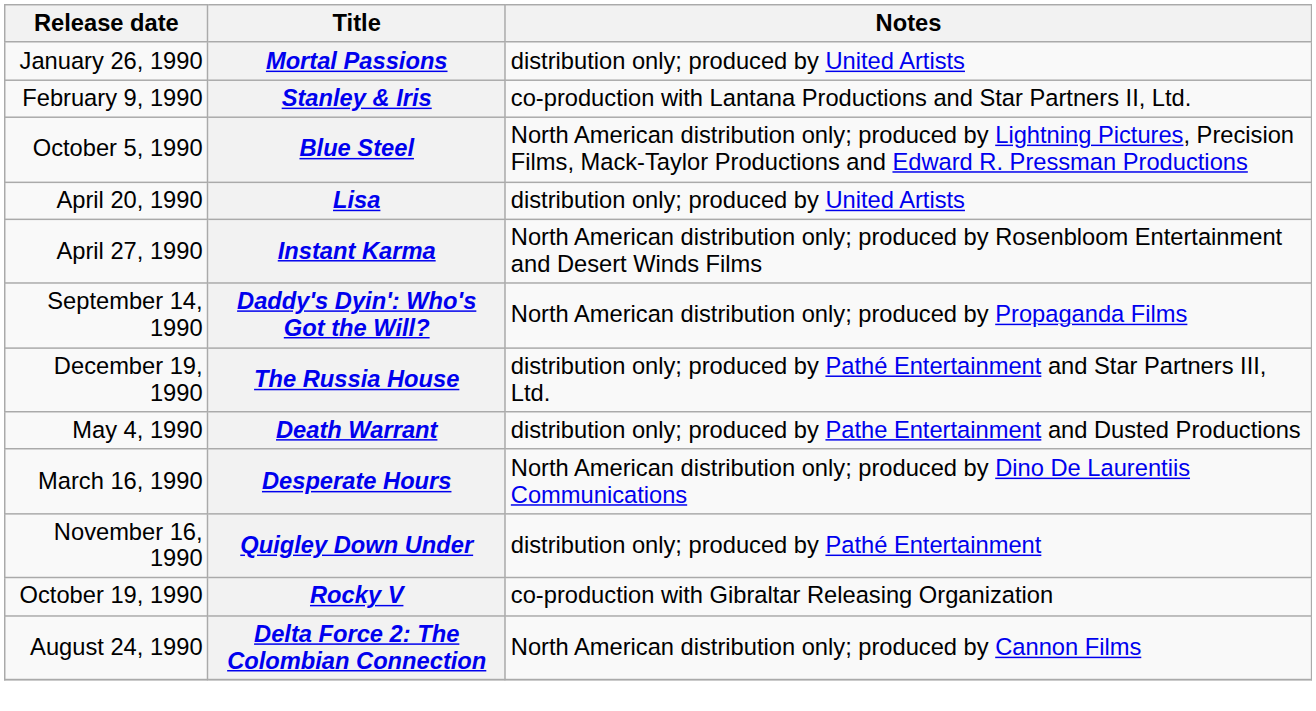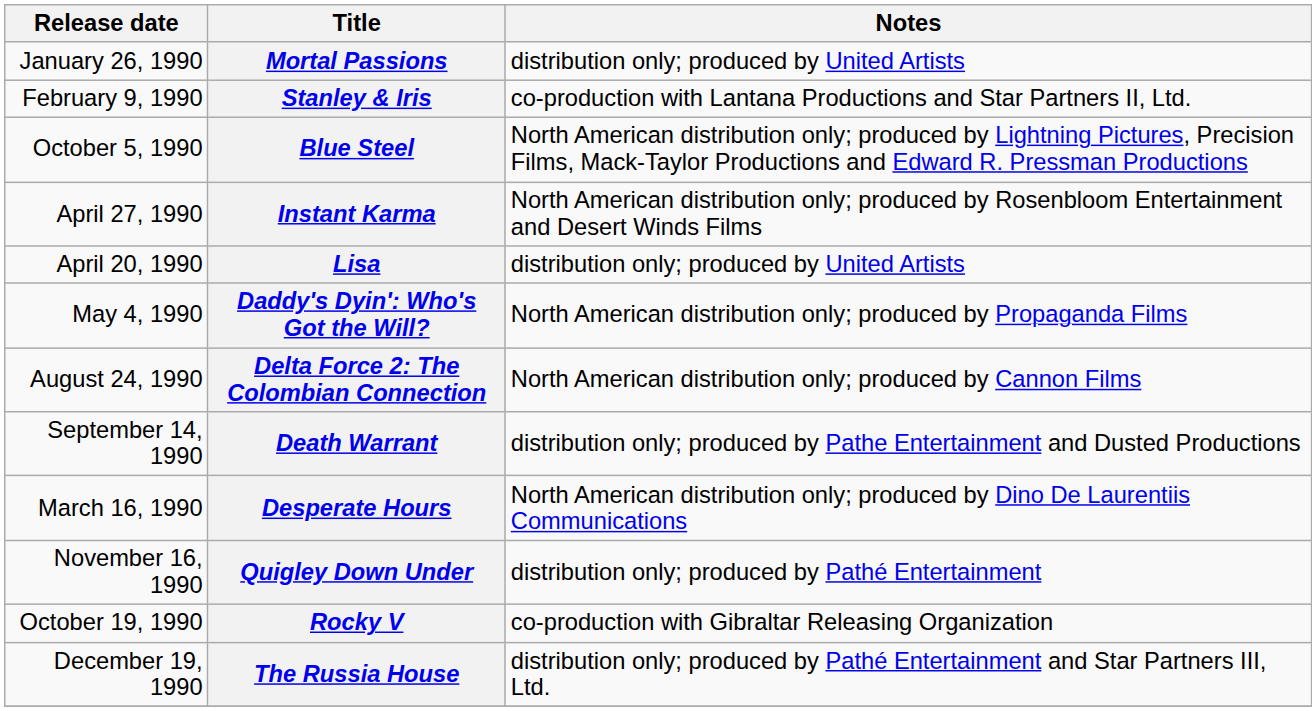rows swapped: (357, 200) <-> (357, 251)
(125, 315) September 14, 1990 -> (137, 315) May 4, 1990
rows swapped: (357, 647) <-> (357, 379)
(137, 430) May 4, 1990 -> (125, 443) September 14, 1990
